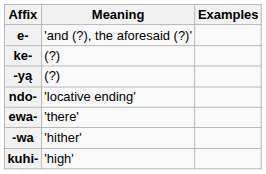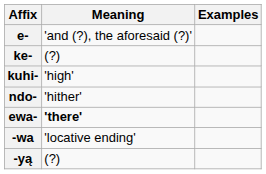rows swapped: (23, 158) <-> (23, 76)
(90, 96) 'locative ending' -> (63, 96) 'hither'
(62, 117) normal -> (63, 117) bold
(63, 138) 'hither' -> (90, 138) 'locative ending'
